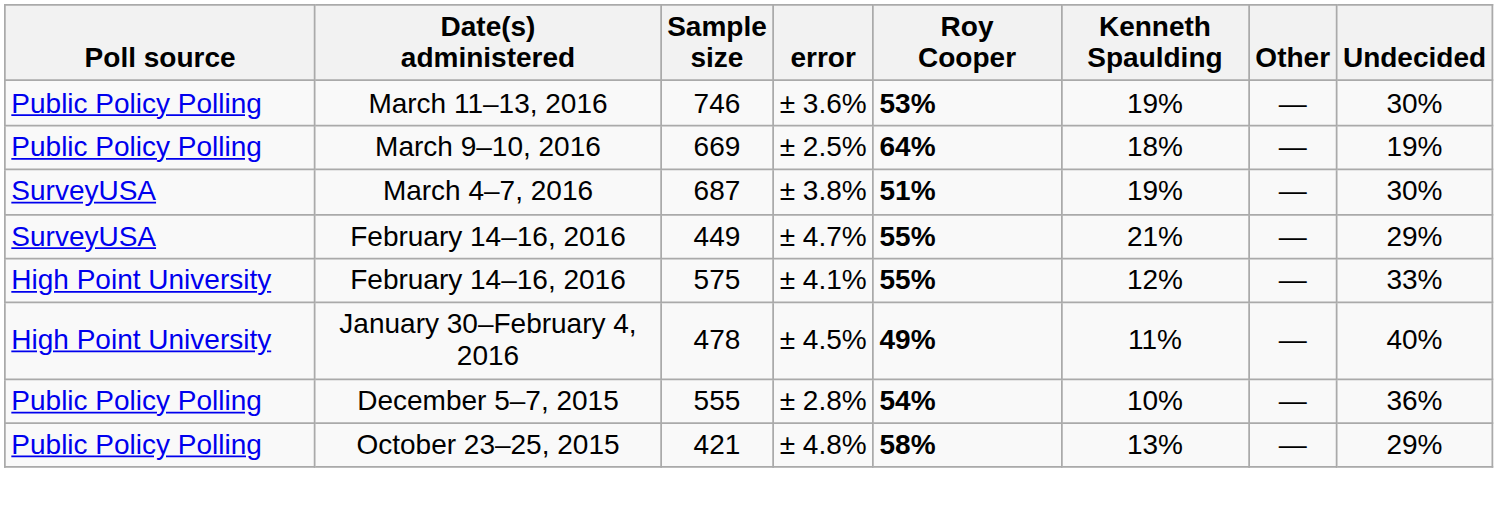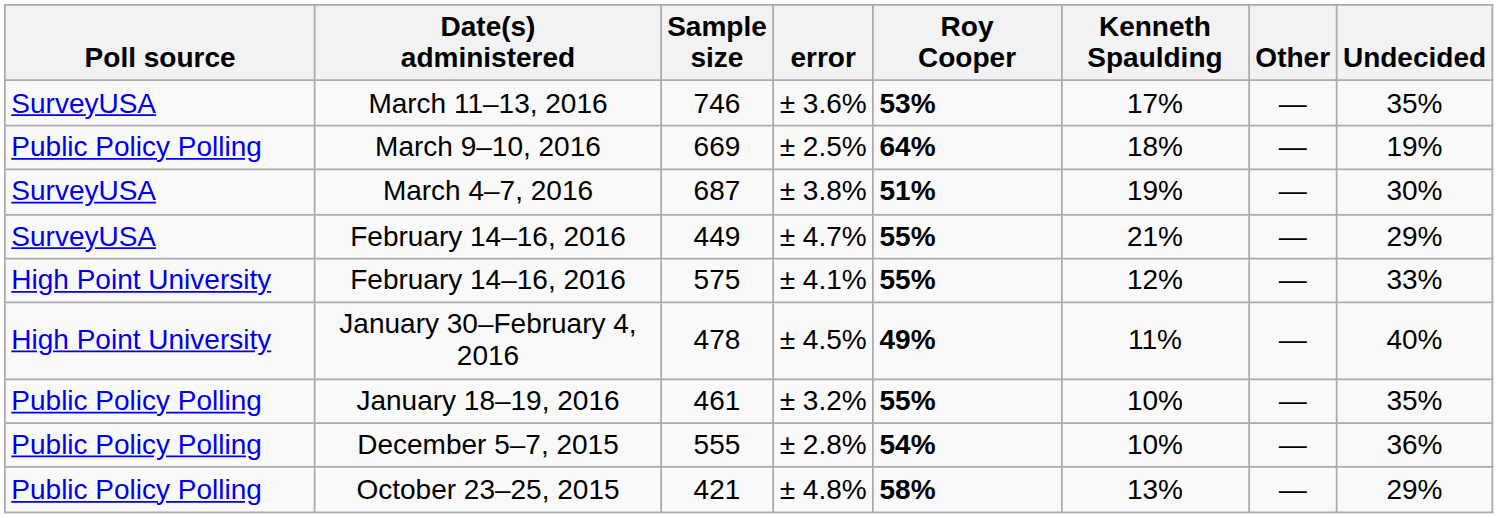(137, 102) Public Policy Polling -> (84, 102) SurveyUSA
(1155, 102) 19% -> (1155, 102) 17%
(1414, 102) 30% -> (1414, 102) 35%
+ row: (717, 400)
